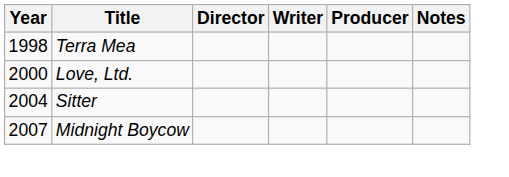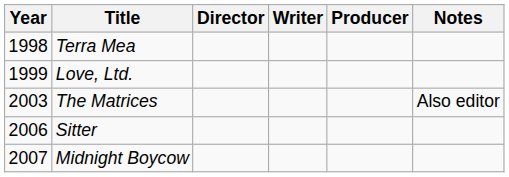(28, 74) 2000 -> (28, 74) 1999
+ row: (107, 102)
(28, 102) 2004 -> (28, 130) 2006
